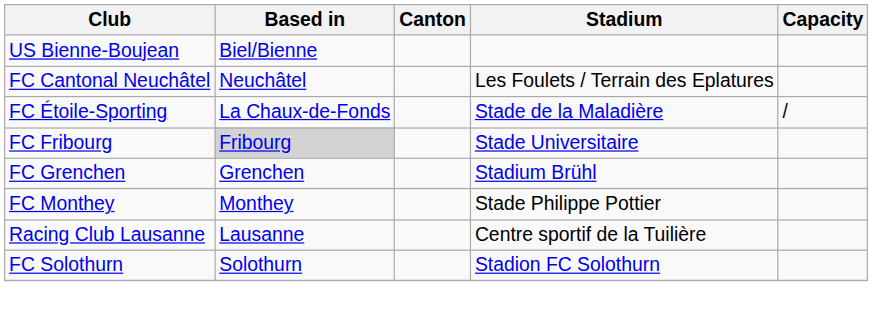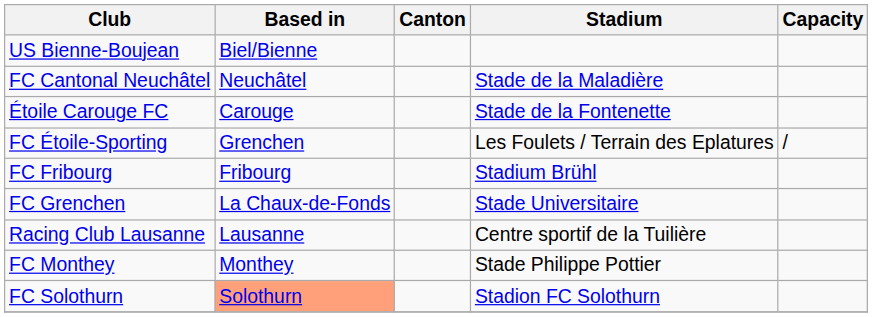(624, 81) Les Foulets / Terrain des Eplatures -> (569, 81) Stade de la Maladière
+ row: (89, 111)
(305, 111) La Chaux-de-Fonds -> (262, 142) Grenchen
(569, 111) Stade de la Maladière -> (624, 142) Les Foulets / Terrain des Eplatures
(255, 142) lightgrey background -> (255, 173) no background
(557, 142) Stade Universitaire -> (536, 173) Stadium Brühl
(262, 173) Grenchen -> (305, 204) La Chaux-de-Fonds
(536, 173) Stadium Brühl -> (557, 204) Stade Universitaire
rows swapped: (62, 204) <-> (107, 234)
(261, 265) no background -> (261, 296) lightsalmon background
